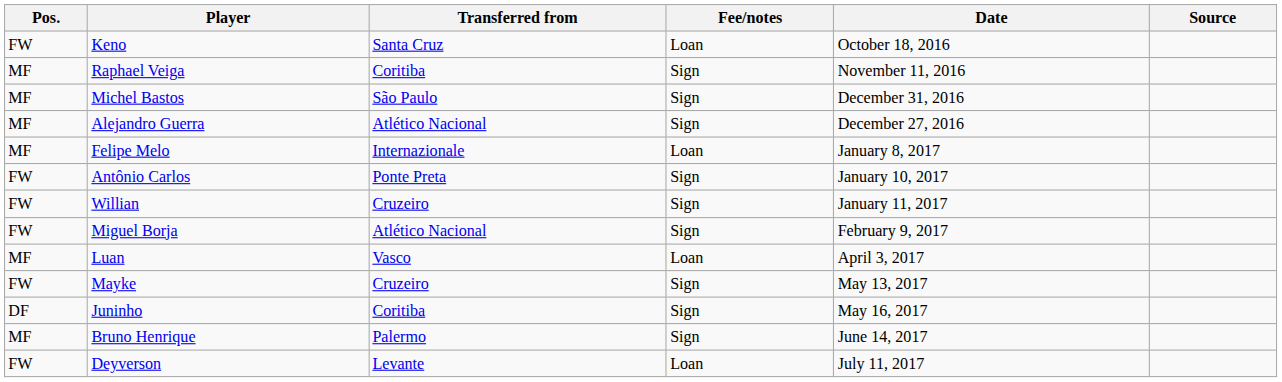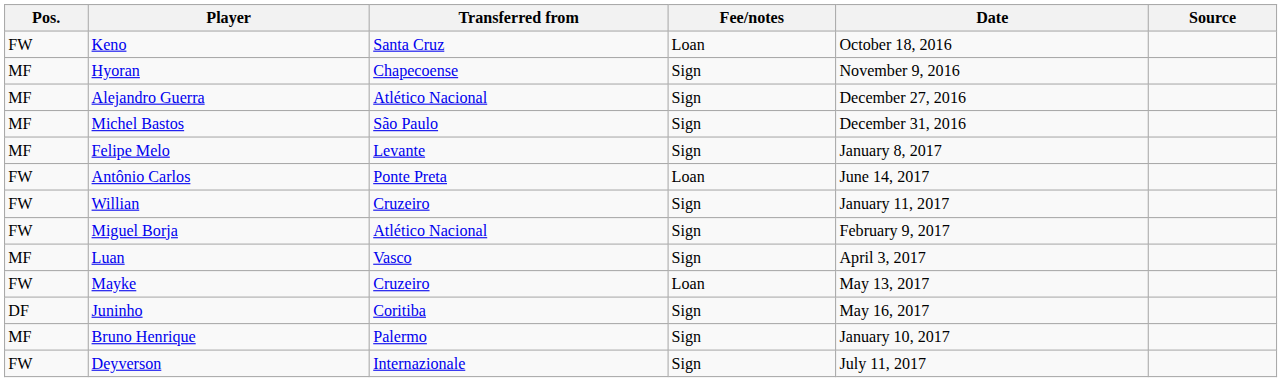+ row: (116, 71)
- row: (138, 71)
rows swapped: (148, 124) <-> (138, 97)
(418, 150) Internazionale -> (399, 150) Levante
(687, 150) Loan -> (686, 150) Sign
(685, 177) Sign -> (688, 177) Loan
(893, 177) January 10, 2017 -> (884, 177) June 14, 2017
(687, 257) Loan -> (686, 257) Sign
(685, 283) Sign -> (688, 283) Loan
(883, 336) June 14, 2017 -> (895, 336) January 10, 2017
(398, 363) Levante -> (419, 363) Internazionale
(687, 363) Loan -> (686, 363) Sign
